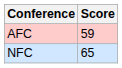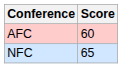(88, 33) 59 -> (88, 33) 60
